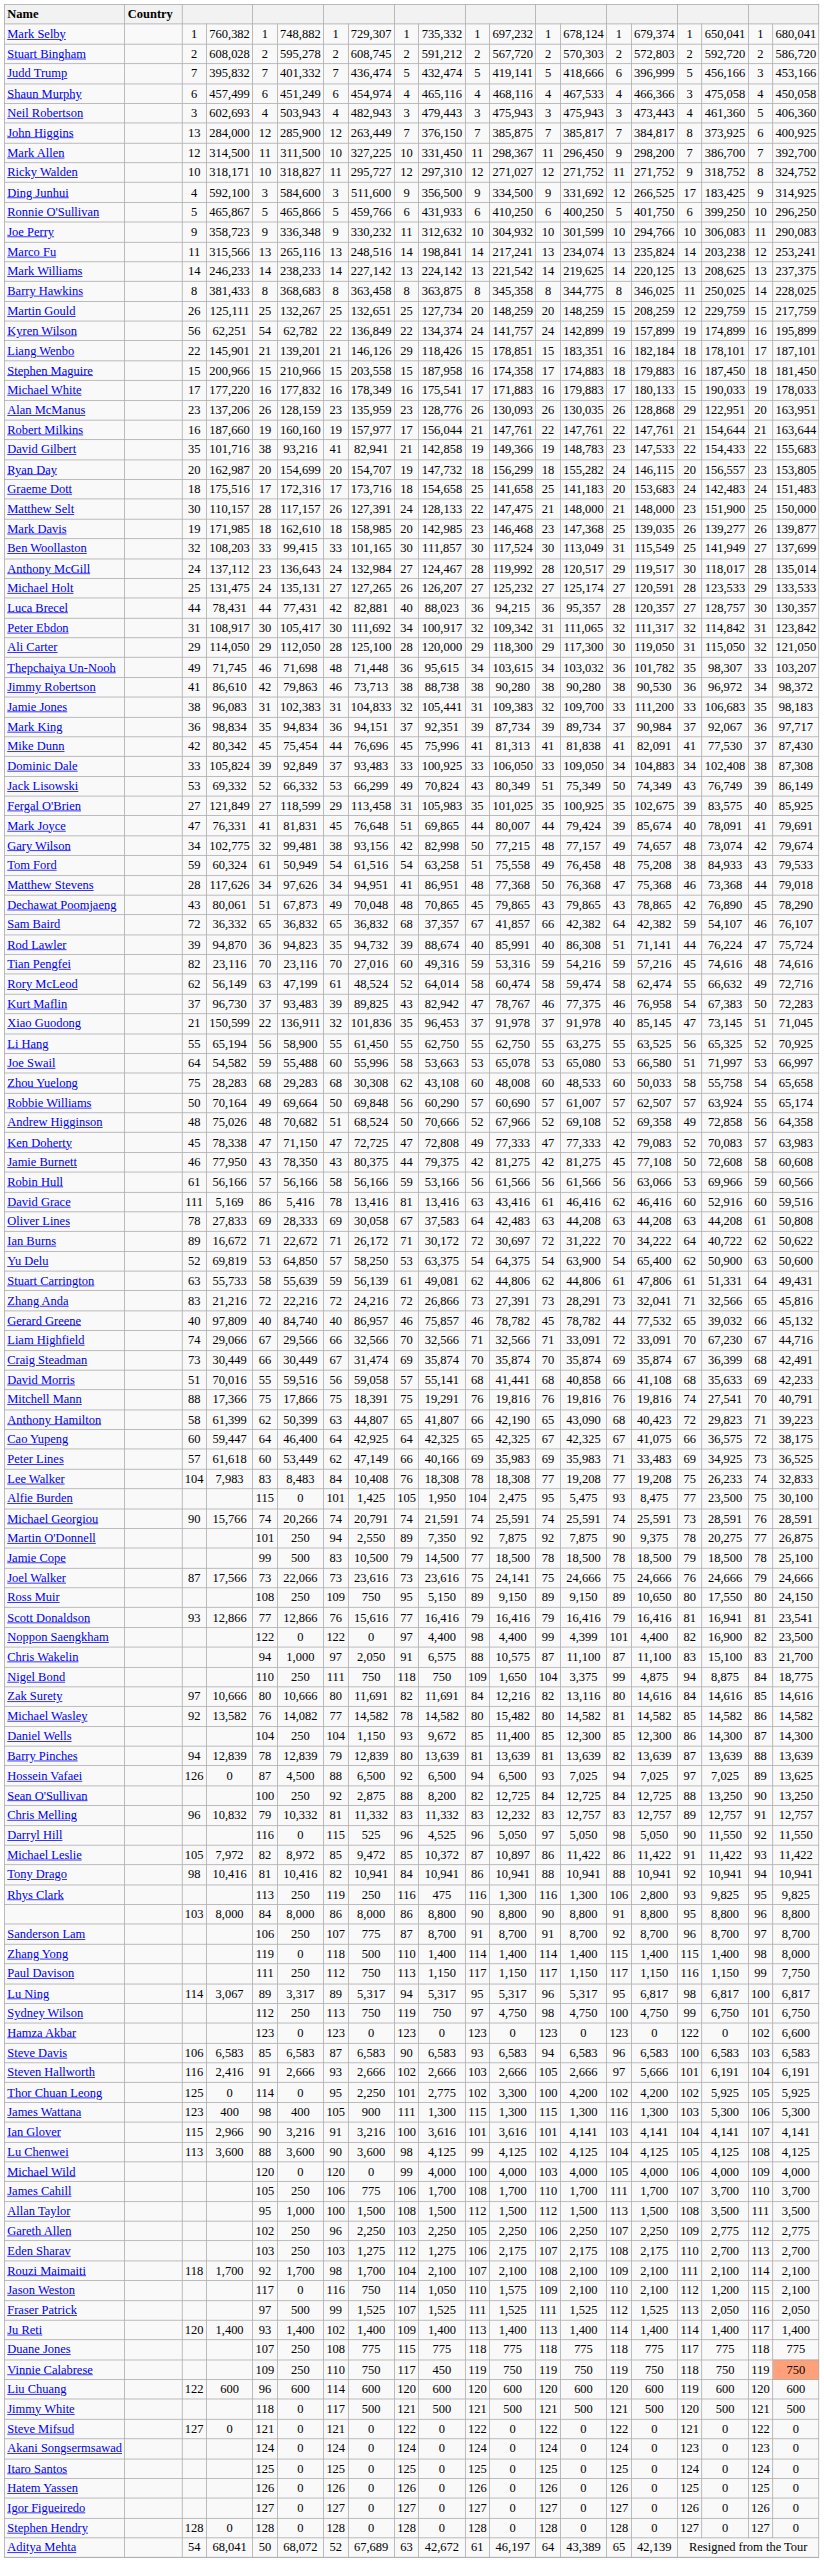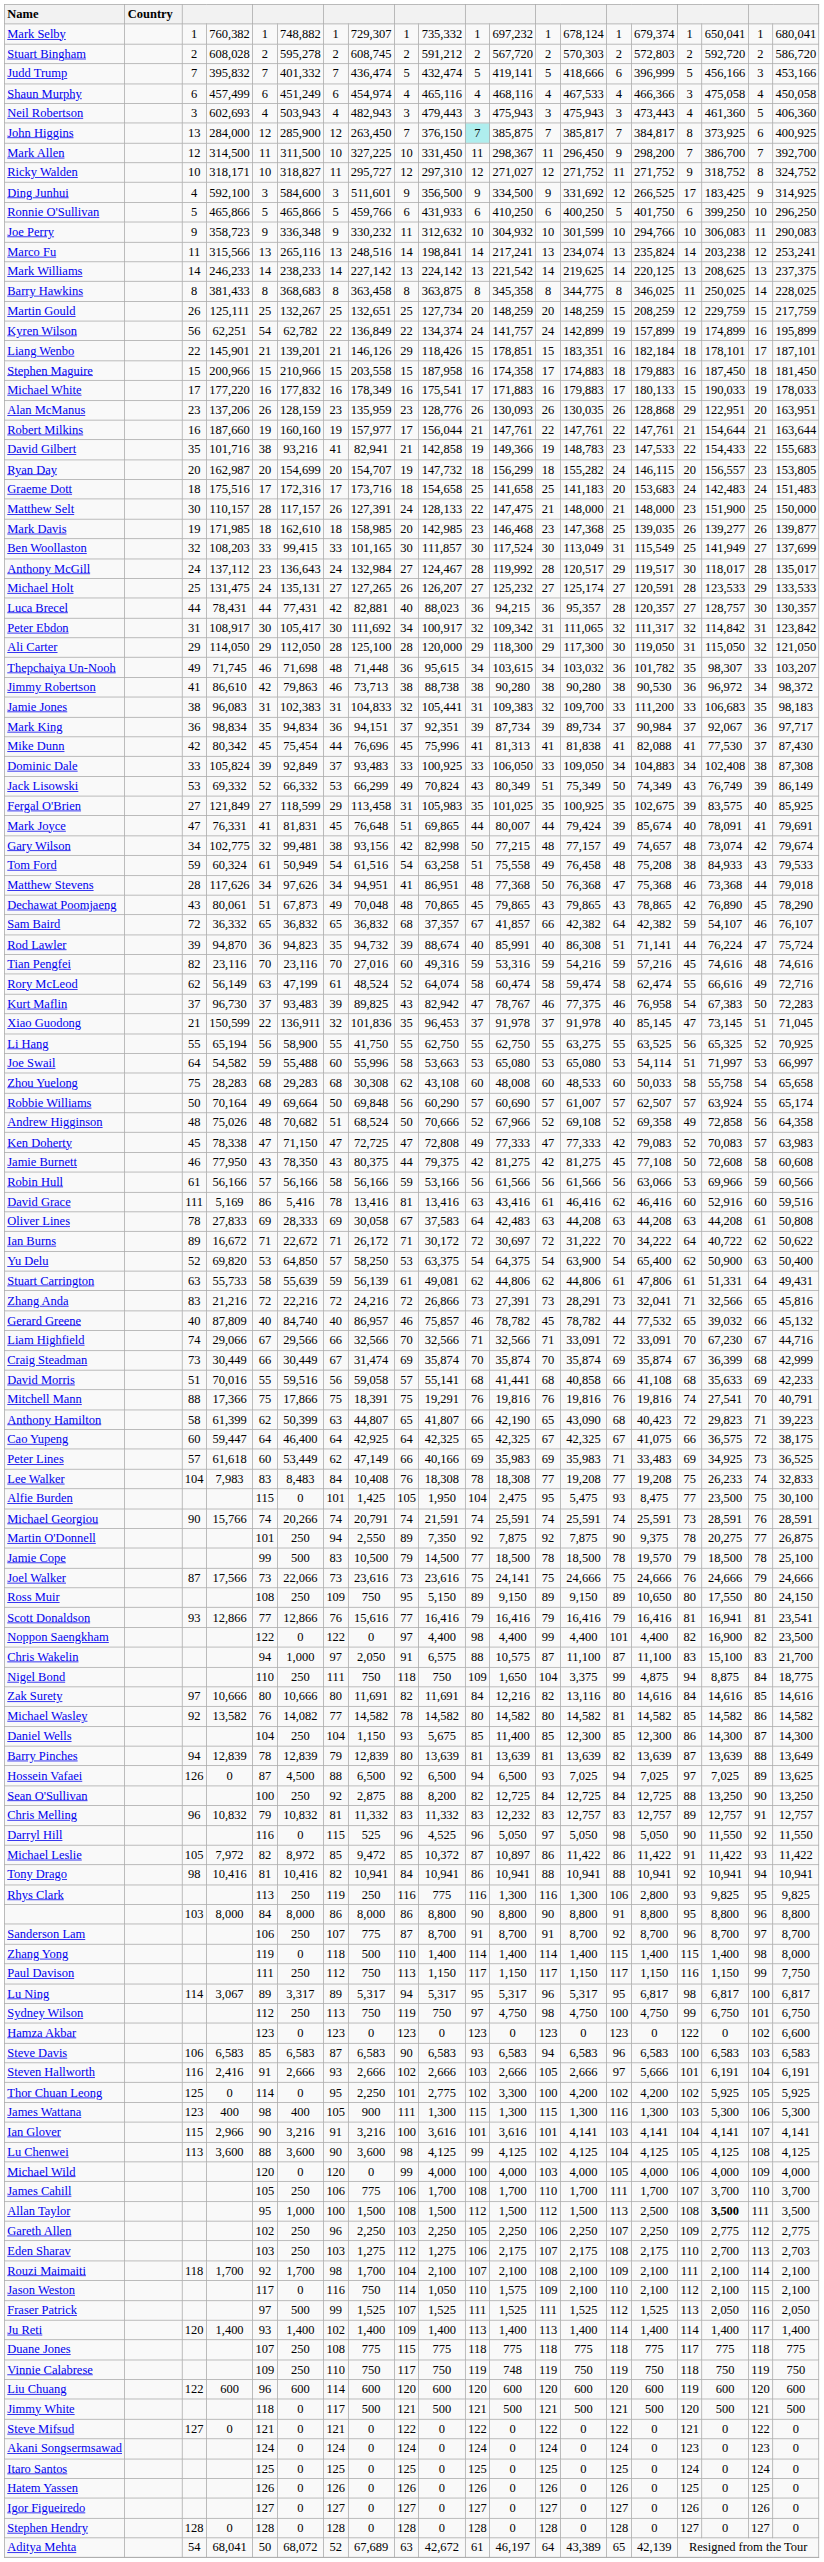(371, 133) 263,449 -> (371, 133) 263,450
(477, 133) no background -> (477, 133) paleturquoise background
(371, 192) 511,600 -> (371, 192) 511,601
(230, 212) 465,867 -> (230, 212) 465,866
(796, 568) 135,014 -> (796, 568) 135,017
(654, 746) 82,091 -> (654, 746) 82,088
(442, 984) 64,014 -> (442, 984) 64,074
(725, 984) 66,632 -> (725, 984) 66,616
(371, 1043) 61,450 -> (371, 1043) 41,750
(513, 1063) 65,078 -> (513, 1063) 65,080
(654, 1063) 66,580 -> (654, 1063) 54,114
(230, 1261) 69,819 -> (230, 1261) 69,820
(796, 1261) 50,600 -> (796, 1261) 50,400
(230, 1320) 97,809 -> (230, 1320) 87,809
(796, 1360) 42,491 -> (796, 1360) 42,999
(654, 1558) 18,500 -> (654, 1558) 19,570
(583, 1637) 4,399 -> (583, 1637) 4,400
(513, 1716) 15,482 -> (513, 1716) 14,582
(442, 1736) 9,672 -> (442, 1736) 5,675
(796, 1756) 13,639 -> (796, 1756) 13,649
(300, 1815) 10,332 -> (300, 1815) 10,832
(442, 1894) 475 -> (442, 1894) 775
(654, 2211) 1,500 -> (654, 2211) 2,500
(725, 2211) normal -> (725, 2211) bold
(796, 2250) 2,700 -> (796, 2250) 2,703
(725, 2290) 1,200 -> (725, 2290) 2,100
(442, 2369) 450 -> (442, 2369) 750
(513, 2369) 750 -> (513, 2369) 748
(796, 2369) lightsalmon background -> (796, 2369) no background
